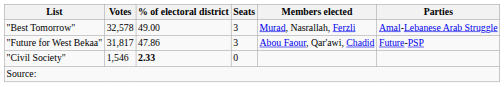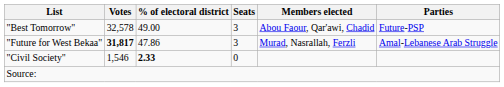(307, 27) Murad, Nasrallah, Ferzli -> (317, 27) Abou Faour, Qar'awi, Chadid
(438, 27) Amal-Lebanese Arab Struggle -> (401, 27) Future-PSP
(120, 43) normal -> (120, 43) bold
(317, 43) Abou Faour, Qar'awi, Chadid -> (307, 43) Murad, Nasrallah, Ferzli
(401, 43) Future-PSP -> (438, 43) Amal-Lebanese Arab Struggle
